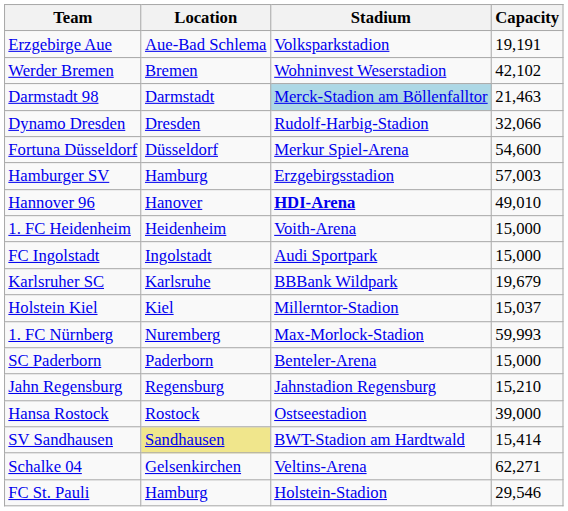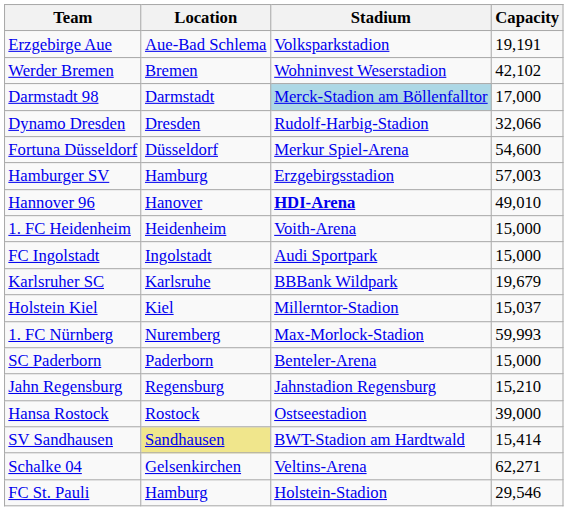(518, 96) 21,463 -> (518, 96) 17,000
